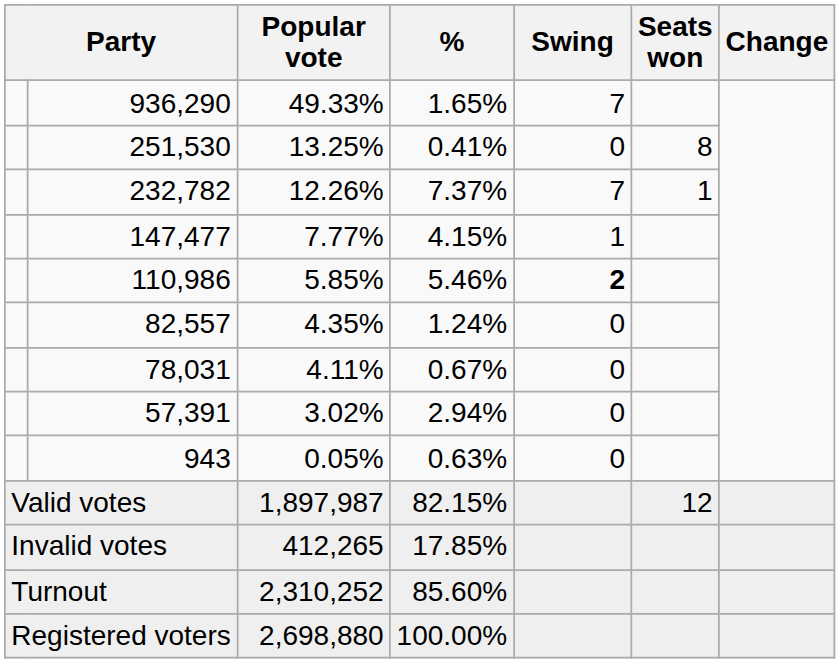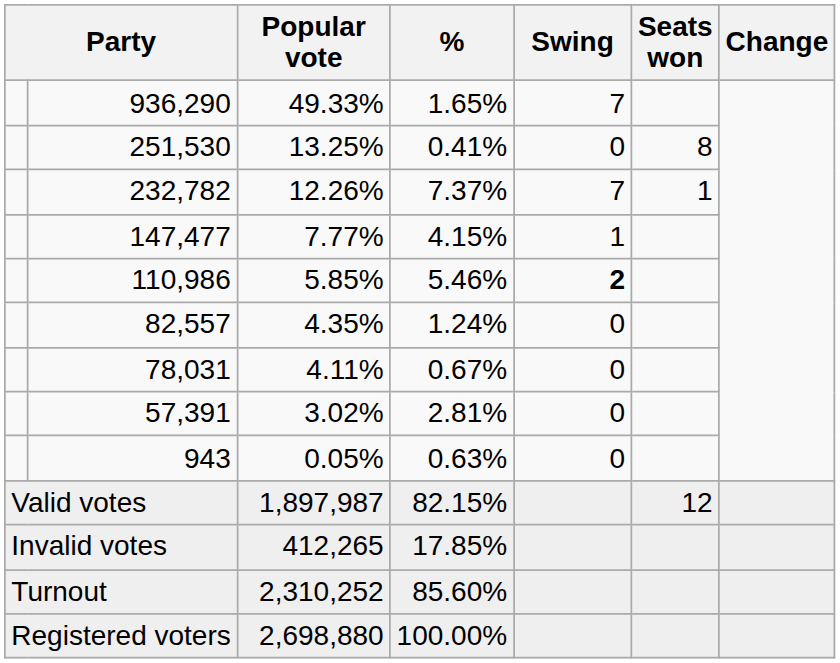(467, 413) 2.94% -> (467, 413) 2.81%
